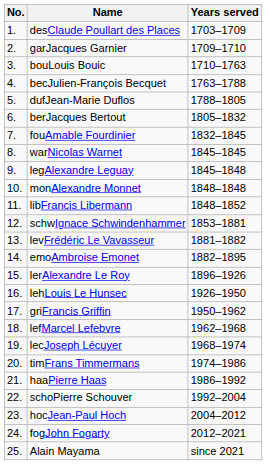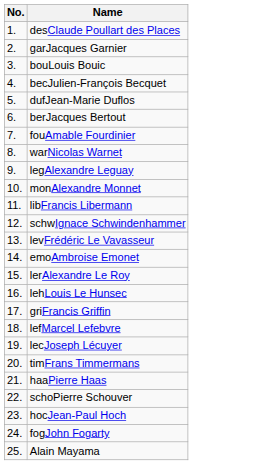- column: (225, 13)
